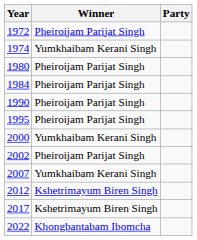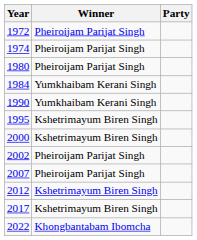(95, 48) Yumkhaibam Kerani Singh -> (90, 48) Pheiroijam Parijat Singh
(90, 84) Pheiroijam Parijat Singh -> (95, 84) Yumkhaibam Kerani Singh
(90, 102) Pheiroijam Parijat Singh -> (95, 102) Yumkhaibam Kerani Singh
(90, 119) Pheiroijam Parijat Singh -> (96, 119) Kshetrimayum Biren Singh
(95, 137) Yumkhaibam Kerani Singh -> (96, 137) Kshetrimayum Biren Singh
(95, 173) Yumkhaibam Kerani Singh -> (90, 173) Pheiroijam Parijat Singh
